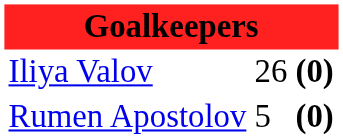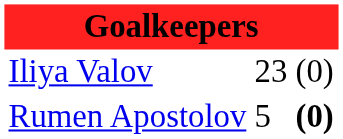(271, 71) 26 -> (271, 71) 23
(315, 71) bold -> (315, 71) normal
